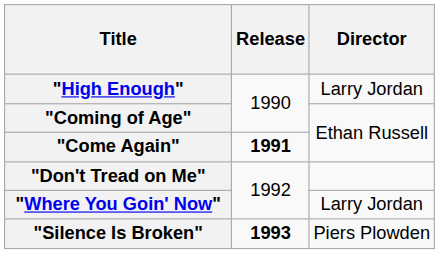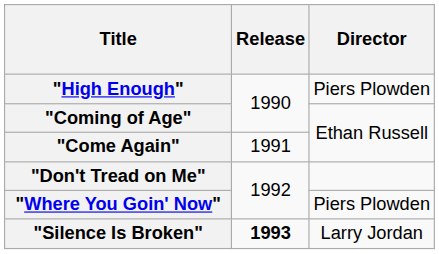(372, 88) Larry Jordan -> (372, 88) Piers Plowden
(271, 146) bold -> (271, 146) normal
(372, 204) Larry Jordan -> (372, 204) Piers Plowden
(372, 233) Piers Plowden -> (372, 233) Larry Jordan
